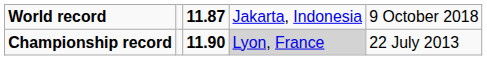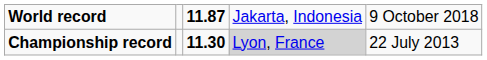(206, 42) 11.90 -> (206, 42) 11.30
